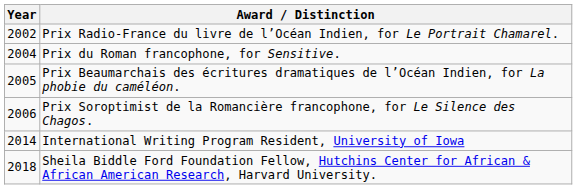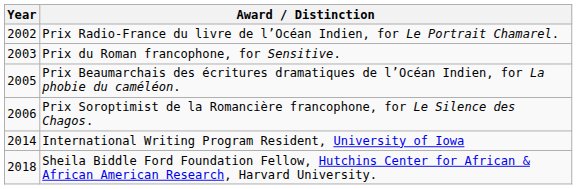(22, 54) 2004 -> (22, 54) 2003
